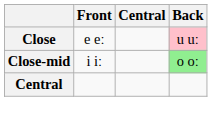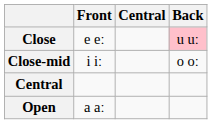(188, 61) lightgreen background -> (188, 61) no background
+ row: (39, 107)
